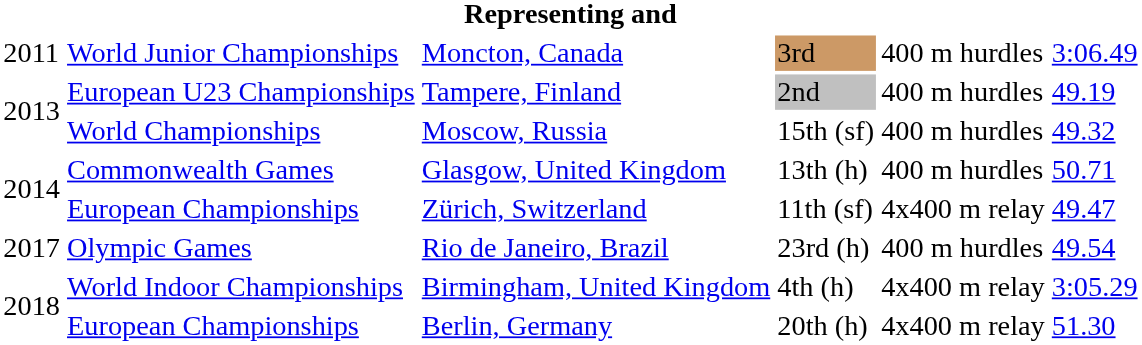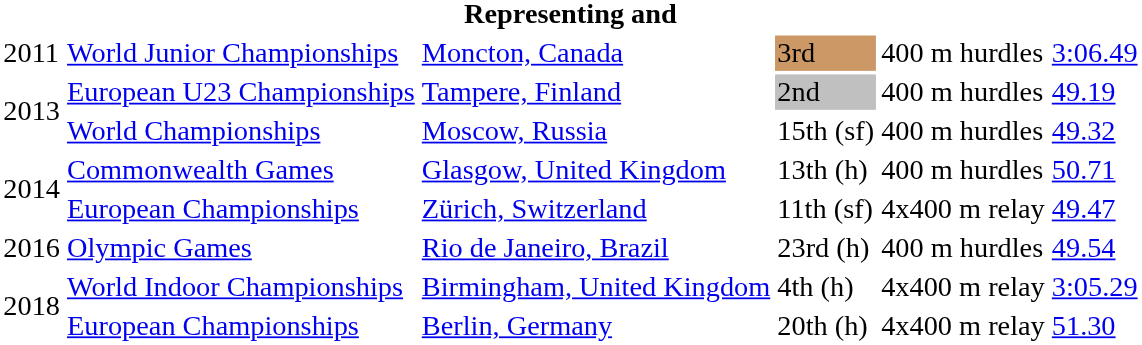(32, 247) 2017 -> (32, 247) 2016
